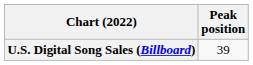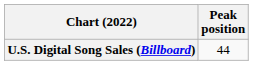(223, 49) 39 -> (223, 49) 44
